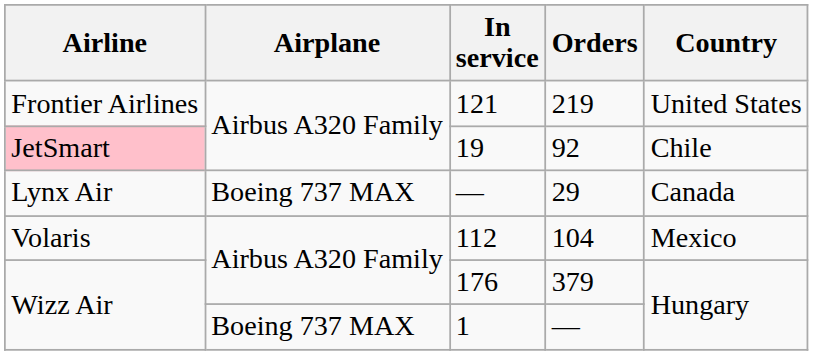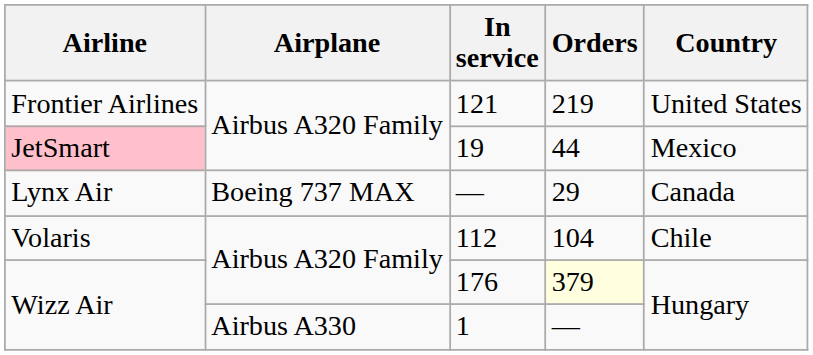(566, 147) 92 -> (566, 147) 44
(681, 147) Chile -> (694, 147) Mexico
(694, 237) Mexico -> (681, 237) Chile
(573, 281) no background -> (573, 281) lightyellow background
(313, 326) Boeing 737 MAX -> (284, 326) Airbus A330
